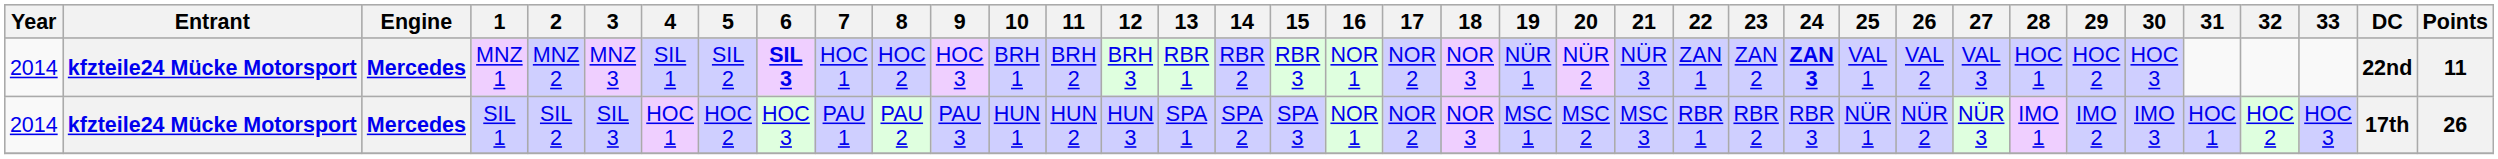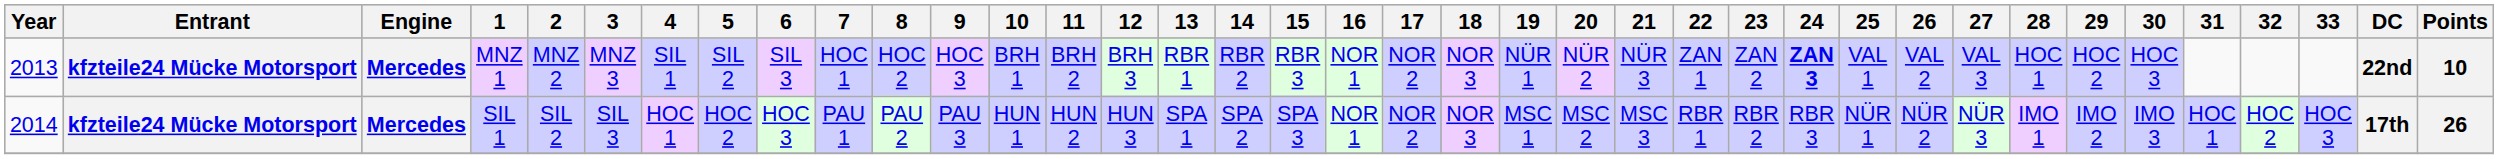(34, 67) 2014 -> (34, 67) 2013
(786, 67) bold -> (786, 67) normal
(2455, 67) 11 -> (2455, 67) 10
